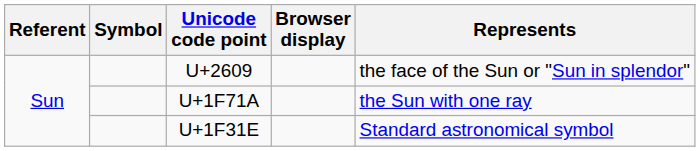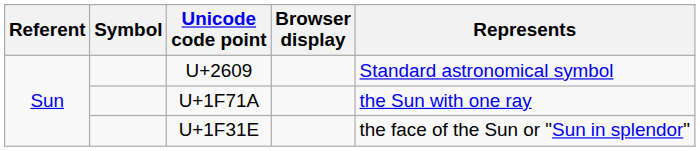(525, 70) the face of the Sun or "Sun in splendor" -> (487, 70) Standard astronomical symbol
(487, 130) Standard astronomical symbol -> (525, 130) the face of the Sun or "Sun in splendor"
